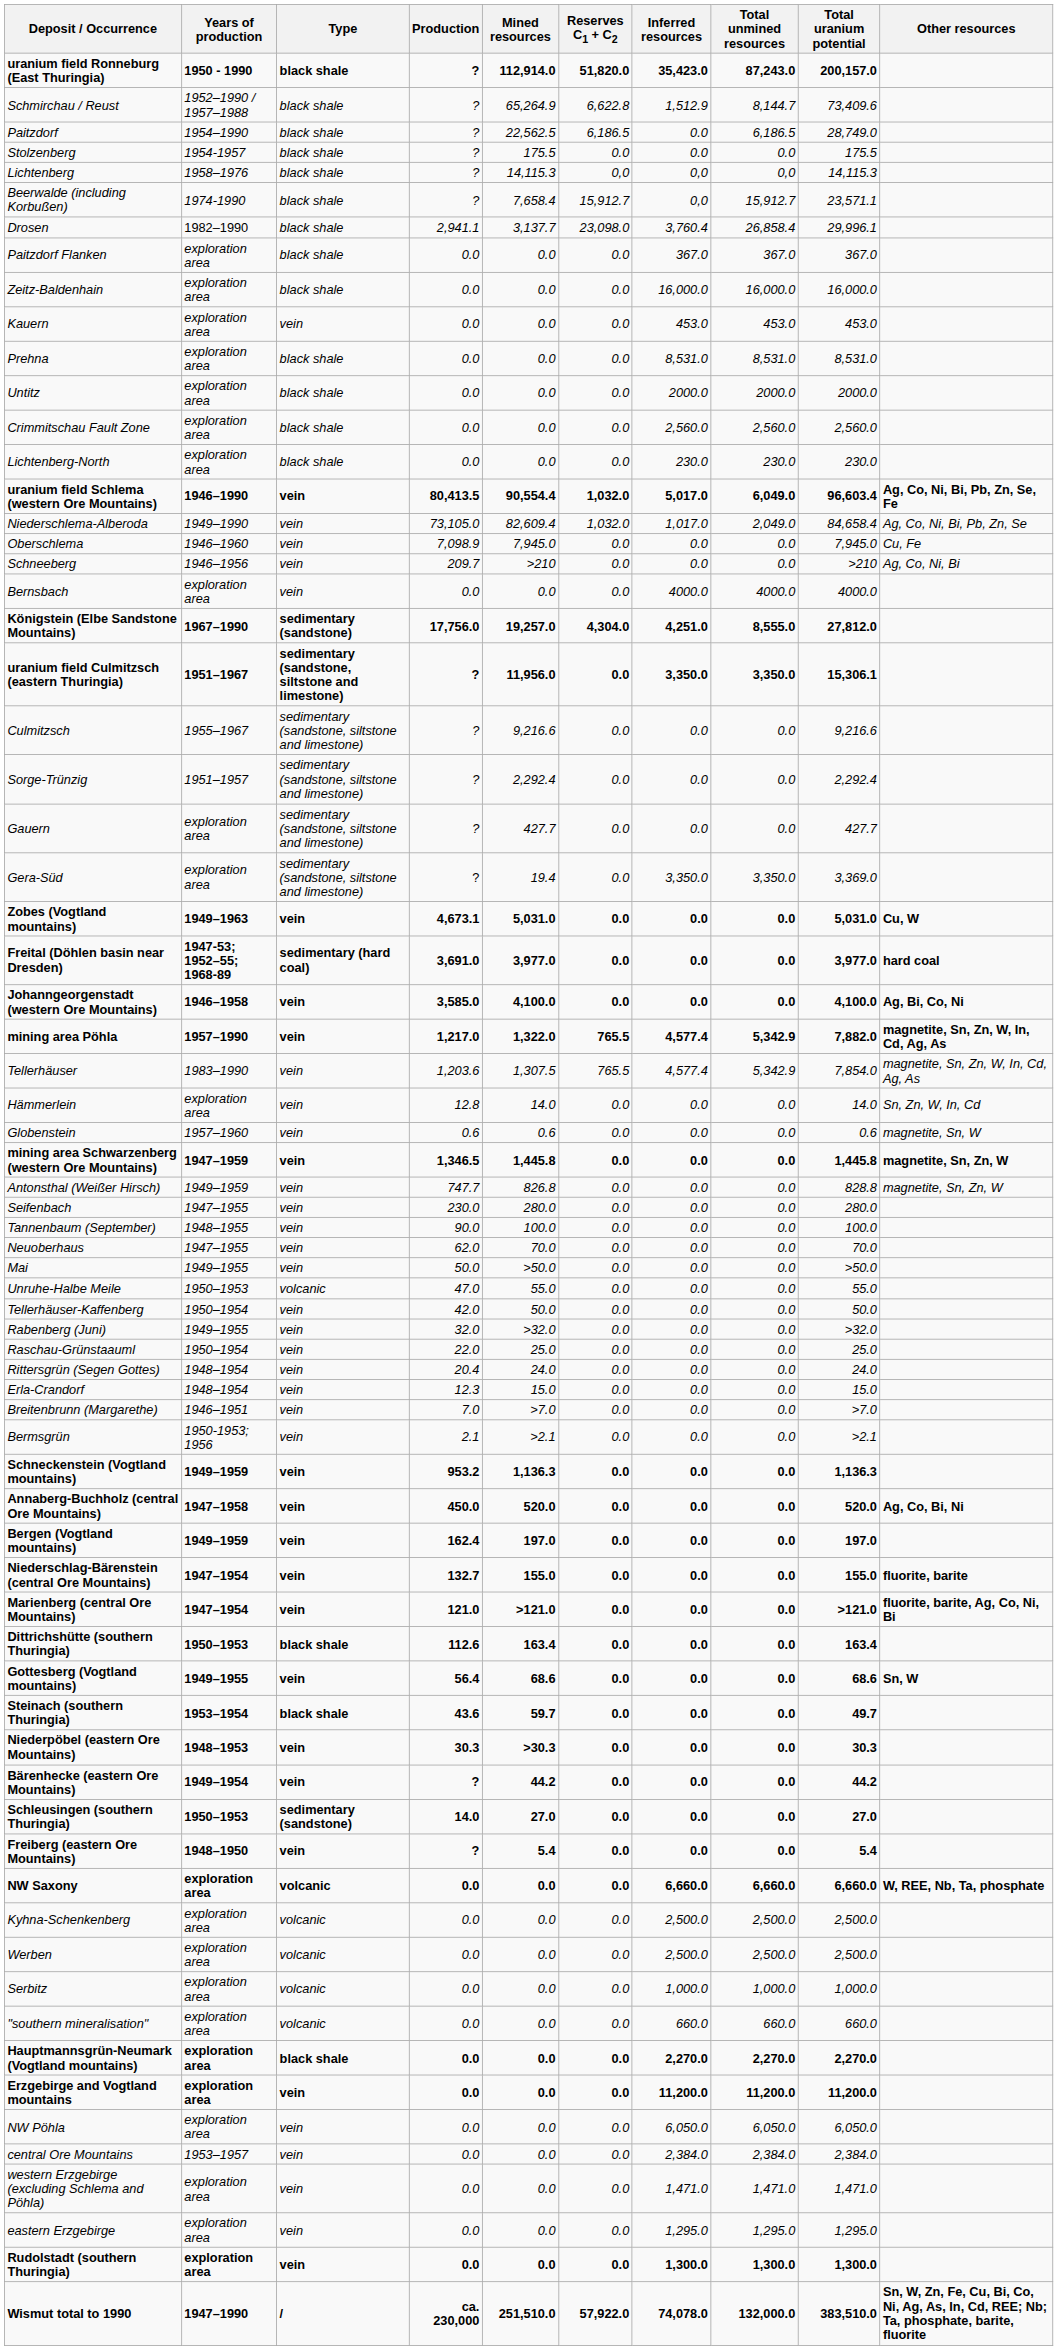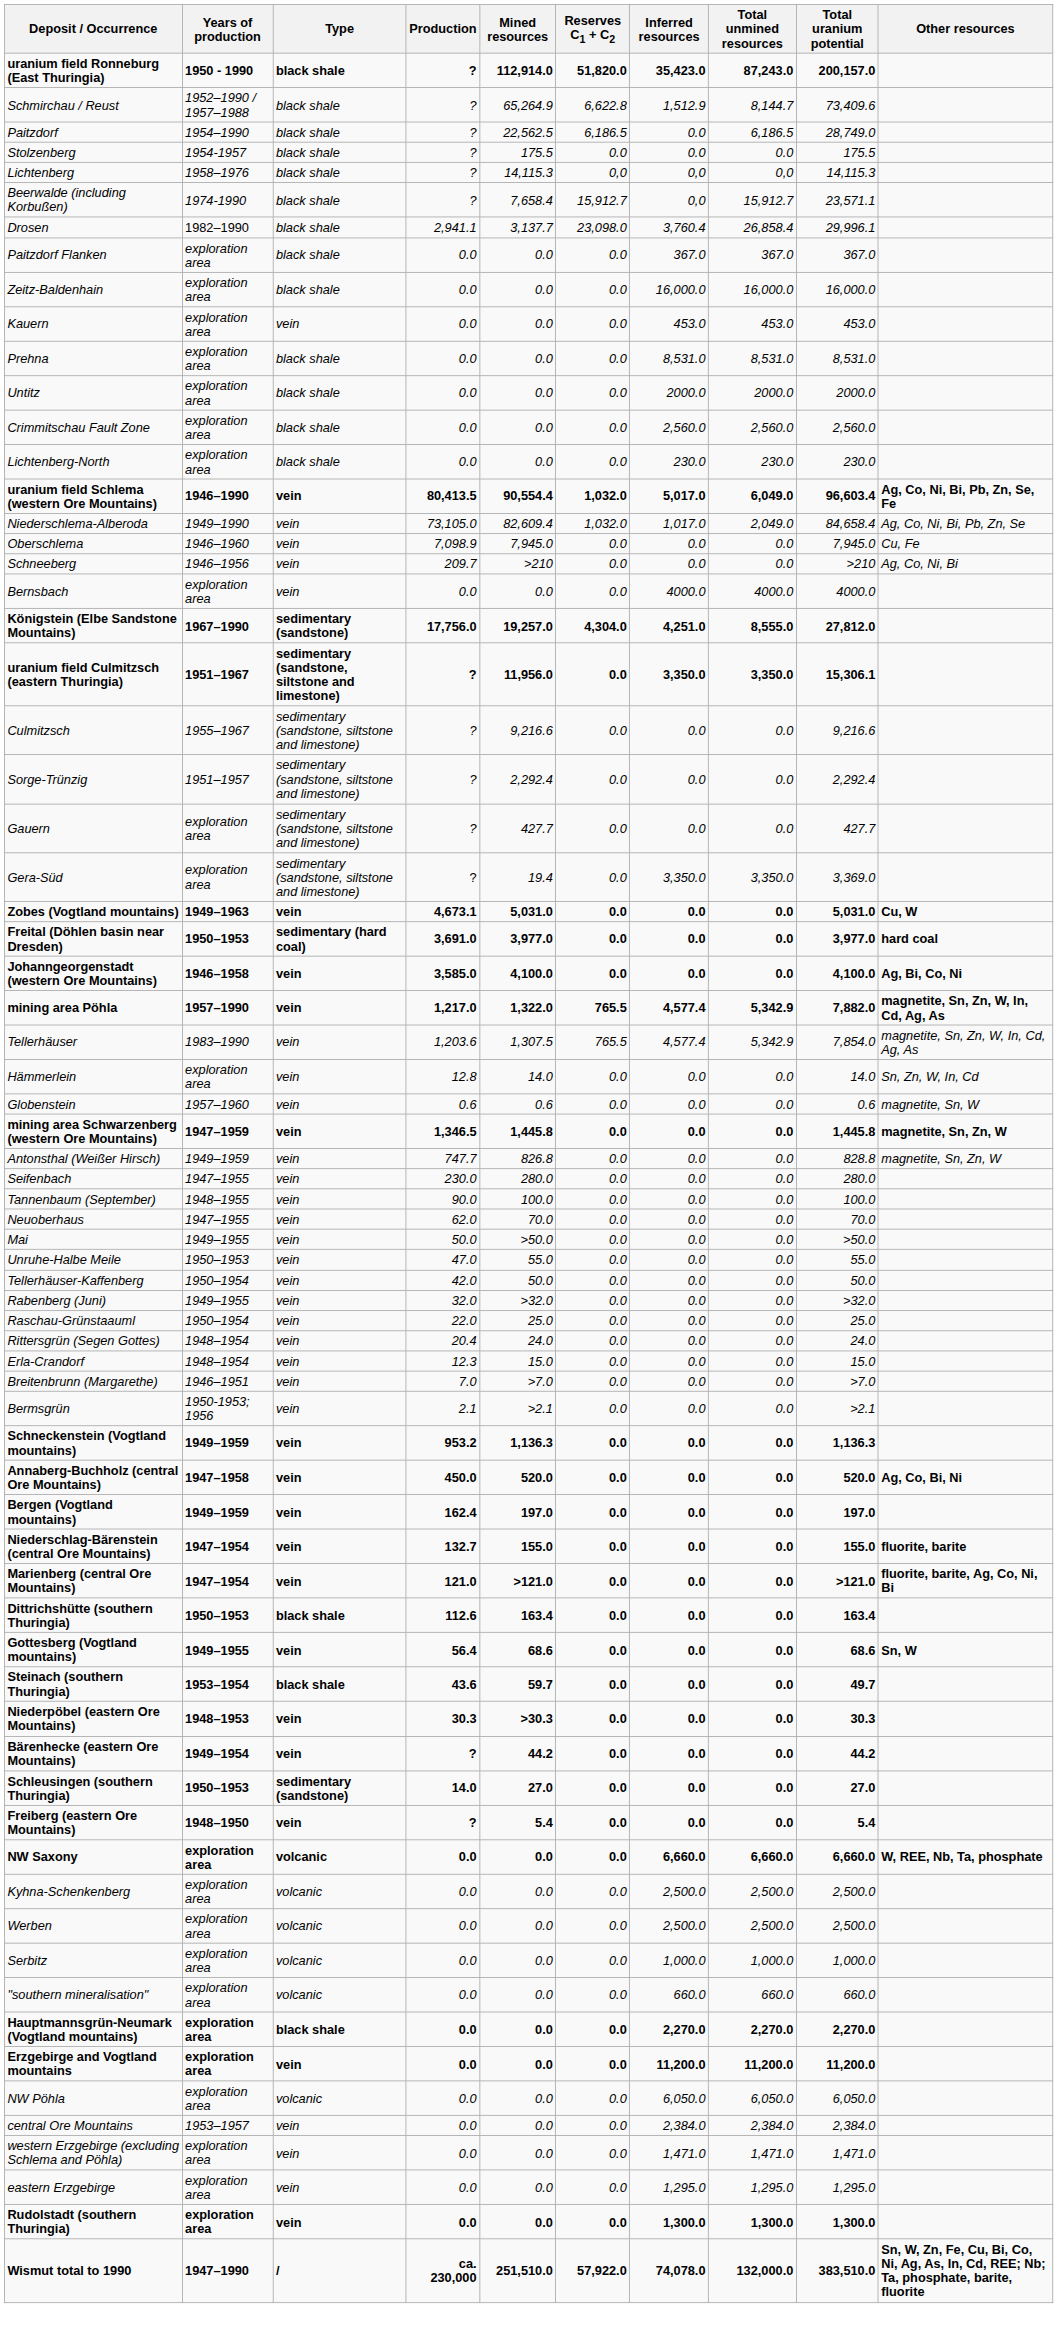(211, 960) 1947-53; 1952–55; 1968-89 -> (217, 939) 1950–1953
(303, 1289) volcanic -> (288, 1260) vein
(291, 2127) vein -> (299, 2098) volcanic
